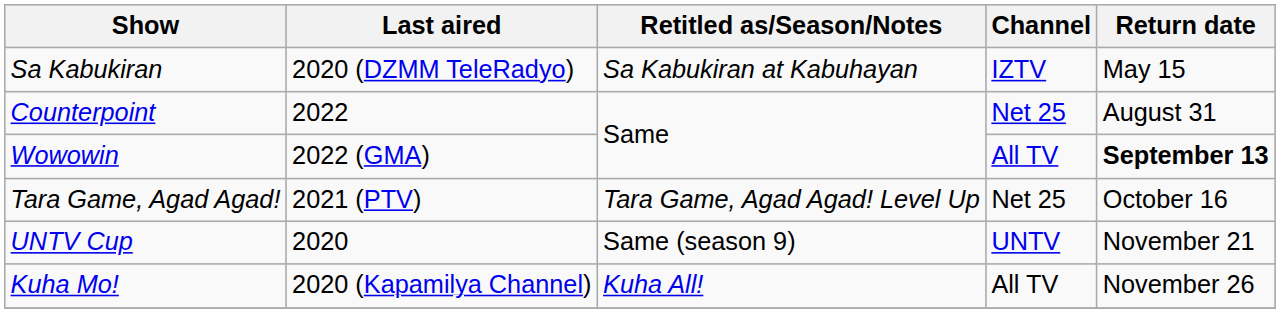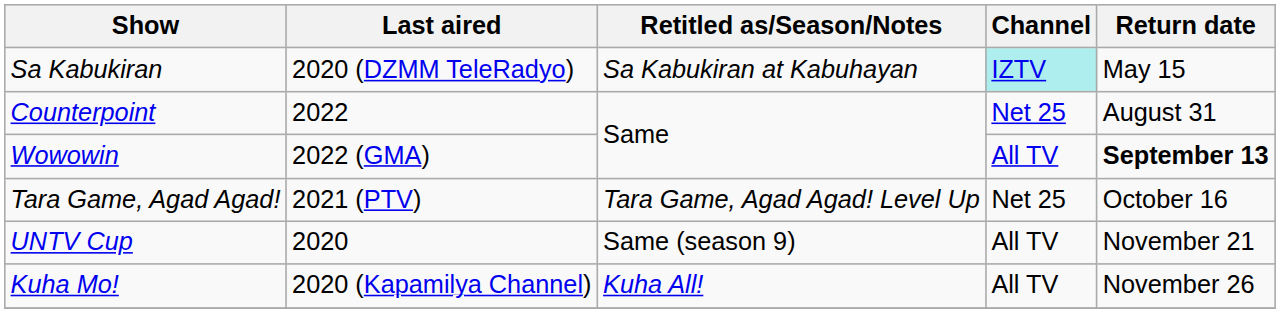(1019, 69) no background -> (1019, 69) paleturquoise background
(1026, 242) UNTV -> (1025, 242) All TV
